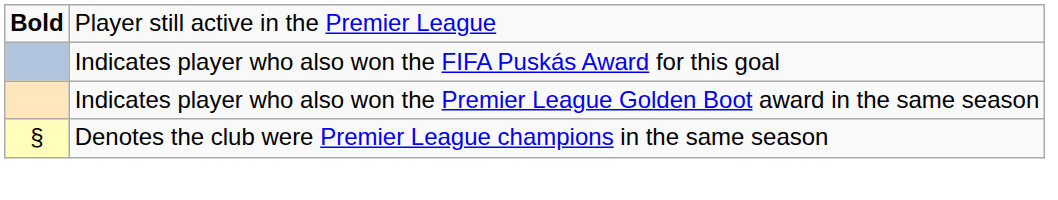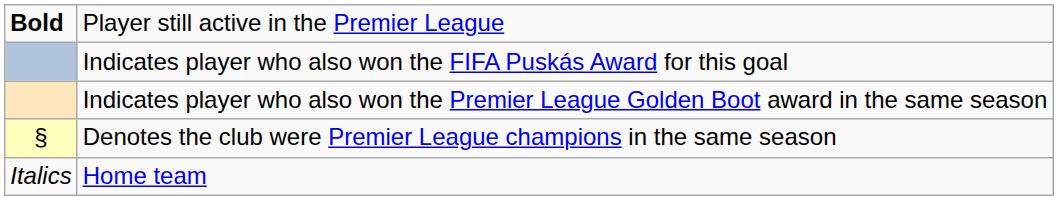+ row: (145, 175)
